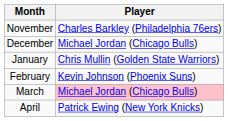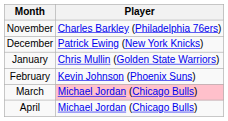(128, 44) Michael Jordan (Chicago Bulls) -> (131, 44) Patrick Ewing (New York Knicks)
(131, 108) Patrick Ewing (New York Knicks) -> (128, 108) Michael Jordan (Chicago Bulls)
